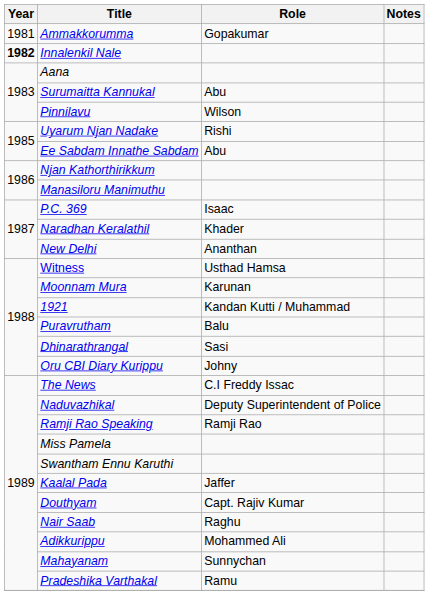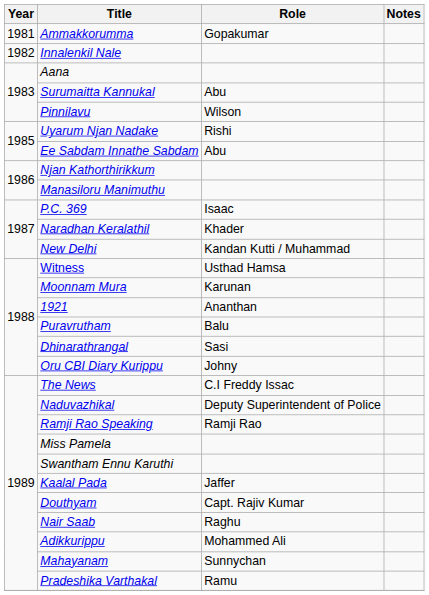(21, 53) bold -> (21, 53) normal
(231, 248) Ananthan -> (277, 248) Kandan Kutti / Muhammad
(277, 307) Kandan Kutti / Muhammad -> (231, 307) Ananthan
